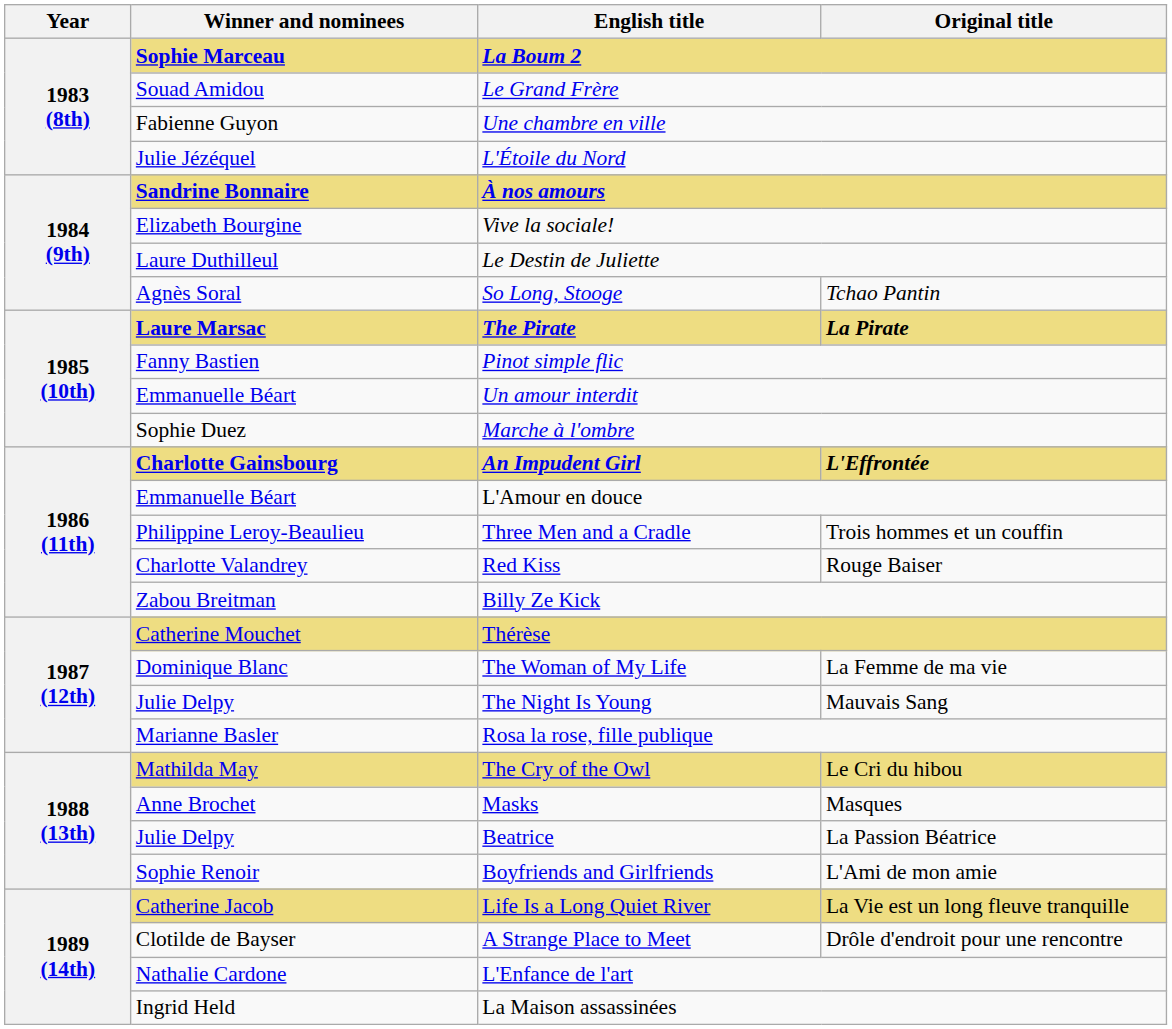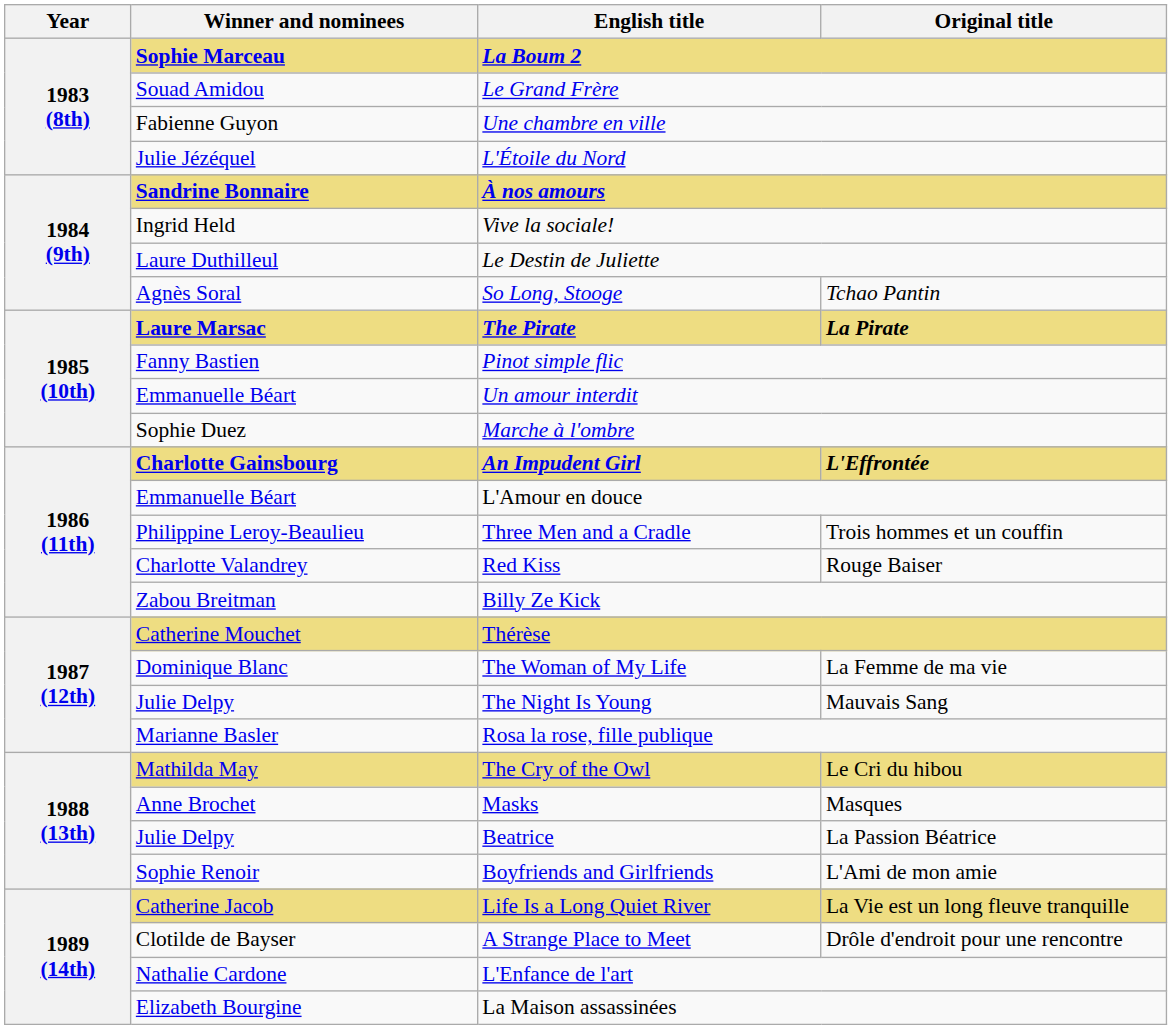(219, 225) Elizabeth Bourgine -> (186, 225) Ingrid Held
(186, 1007) Ingrid Held -> (219, 1007) Elizabeth Bourgine
